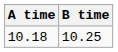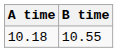(82, 37) 10.25 -> (82, 37) 10.55
